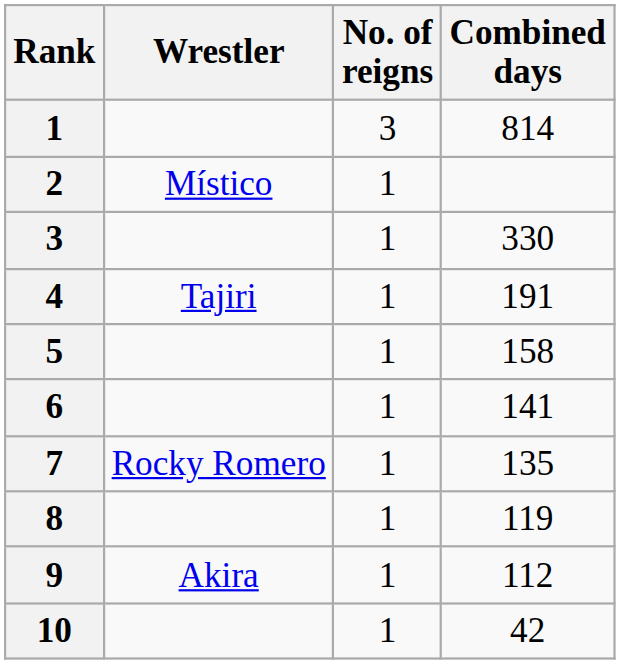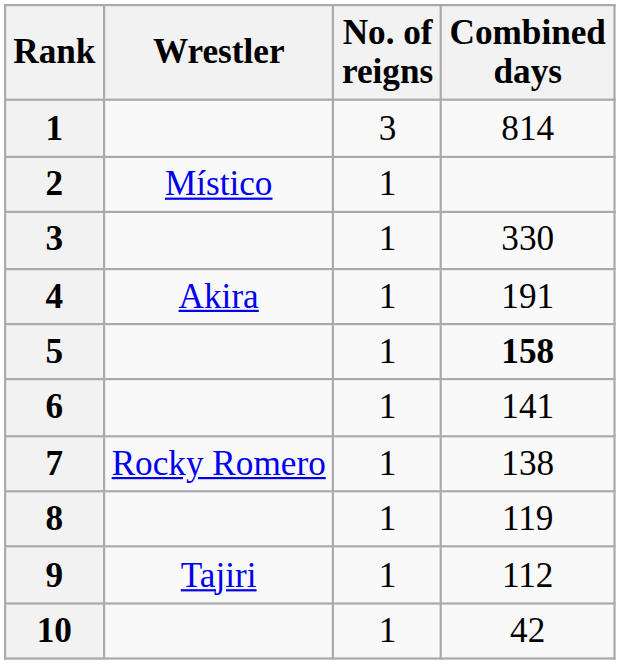(219, 295) Tajiri -> (219, 295) Akira
(528, 351) normal -> (528, 351) bold
(528, 462) 135 -> (528, 462) 138
(219, 574) Akira -> (219, 574) Tajiri
